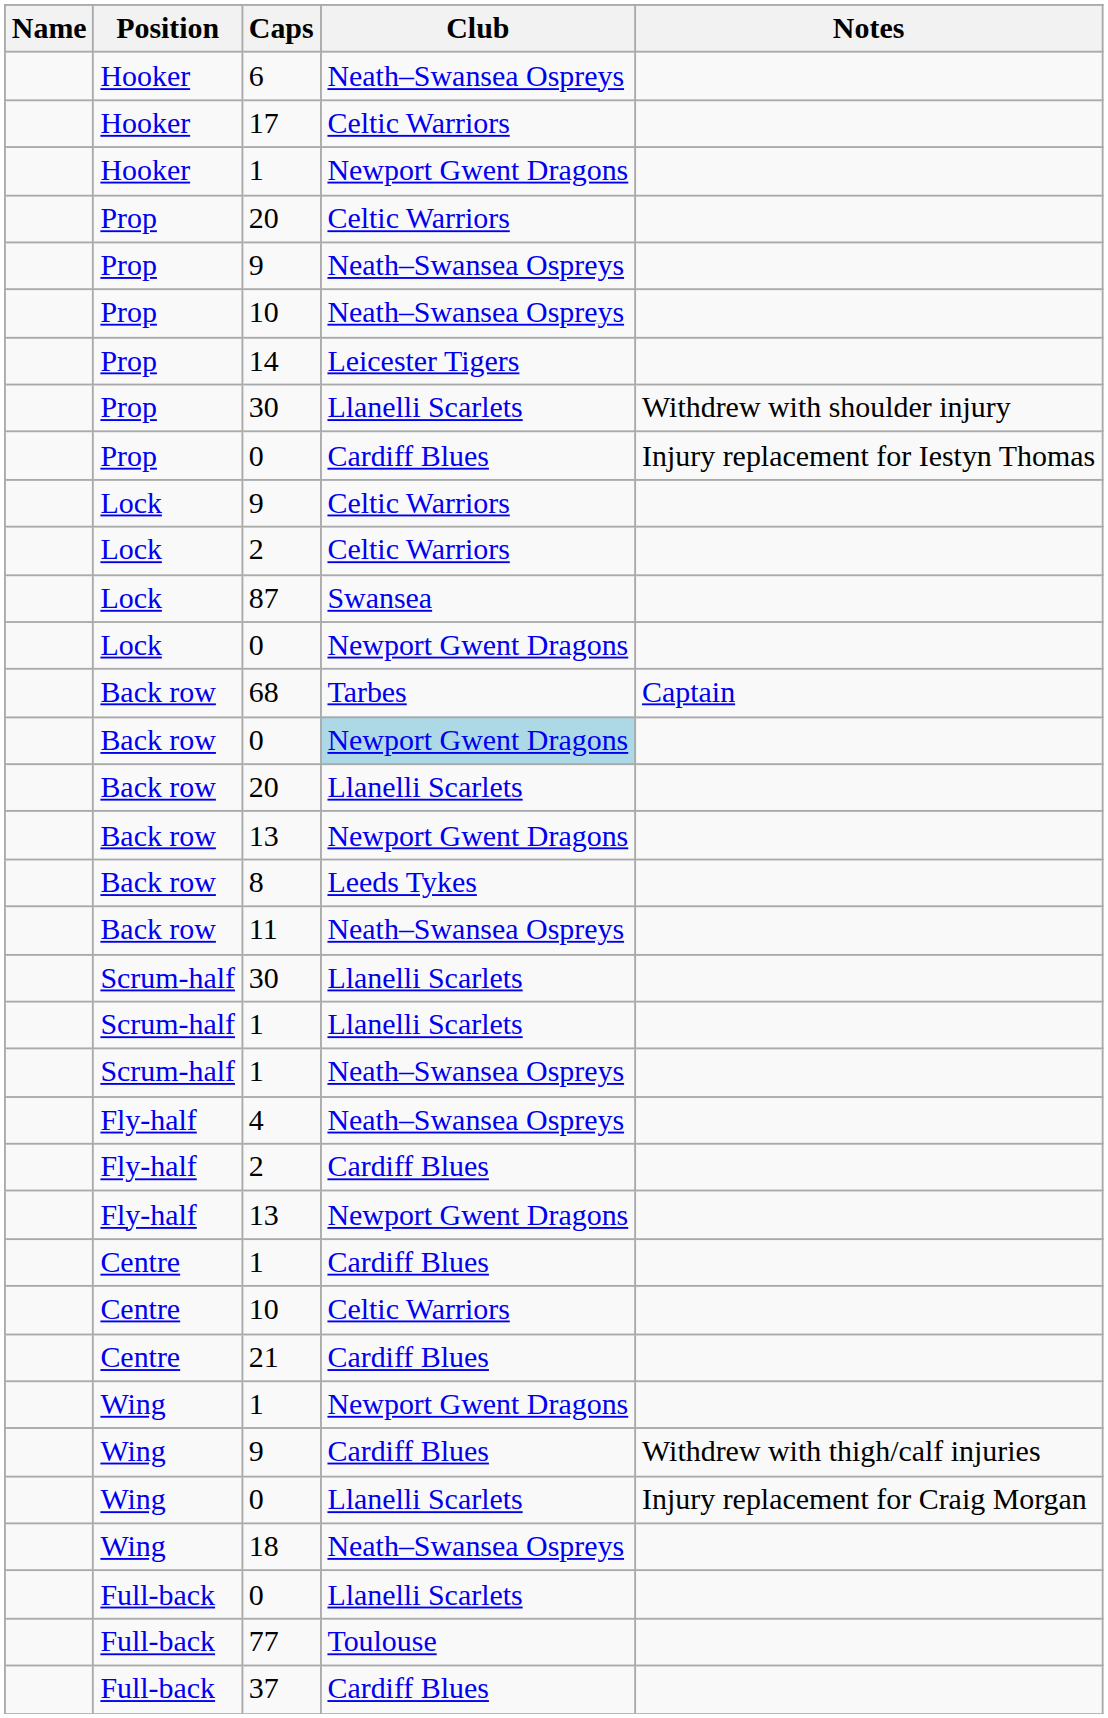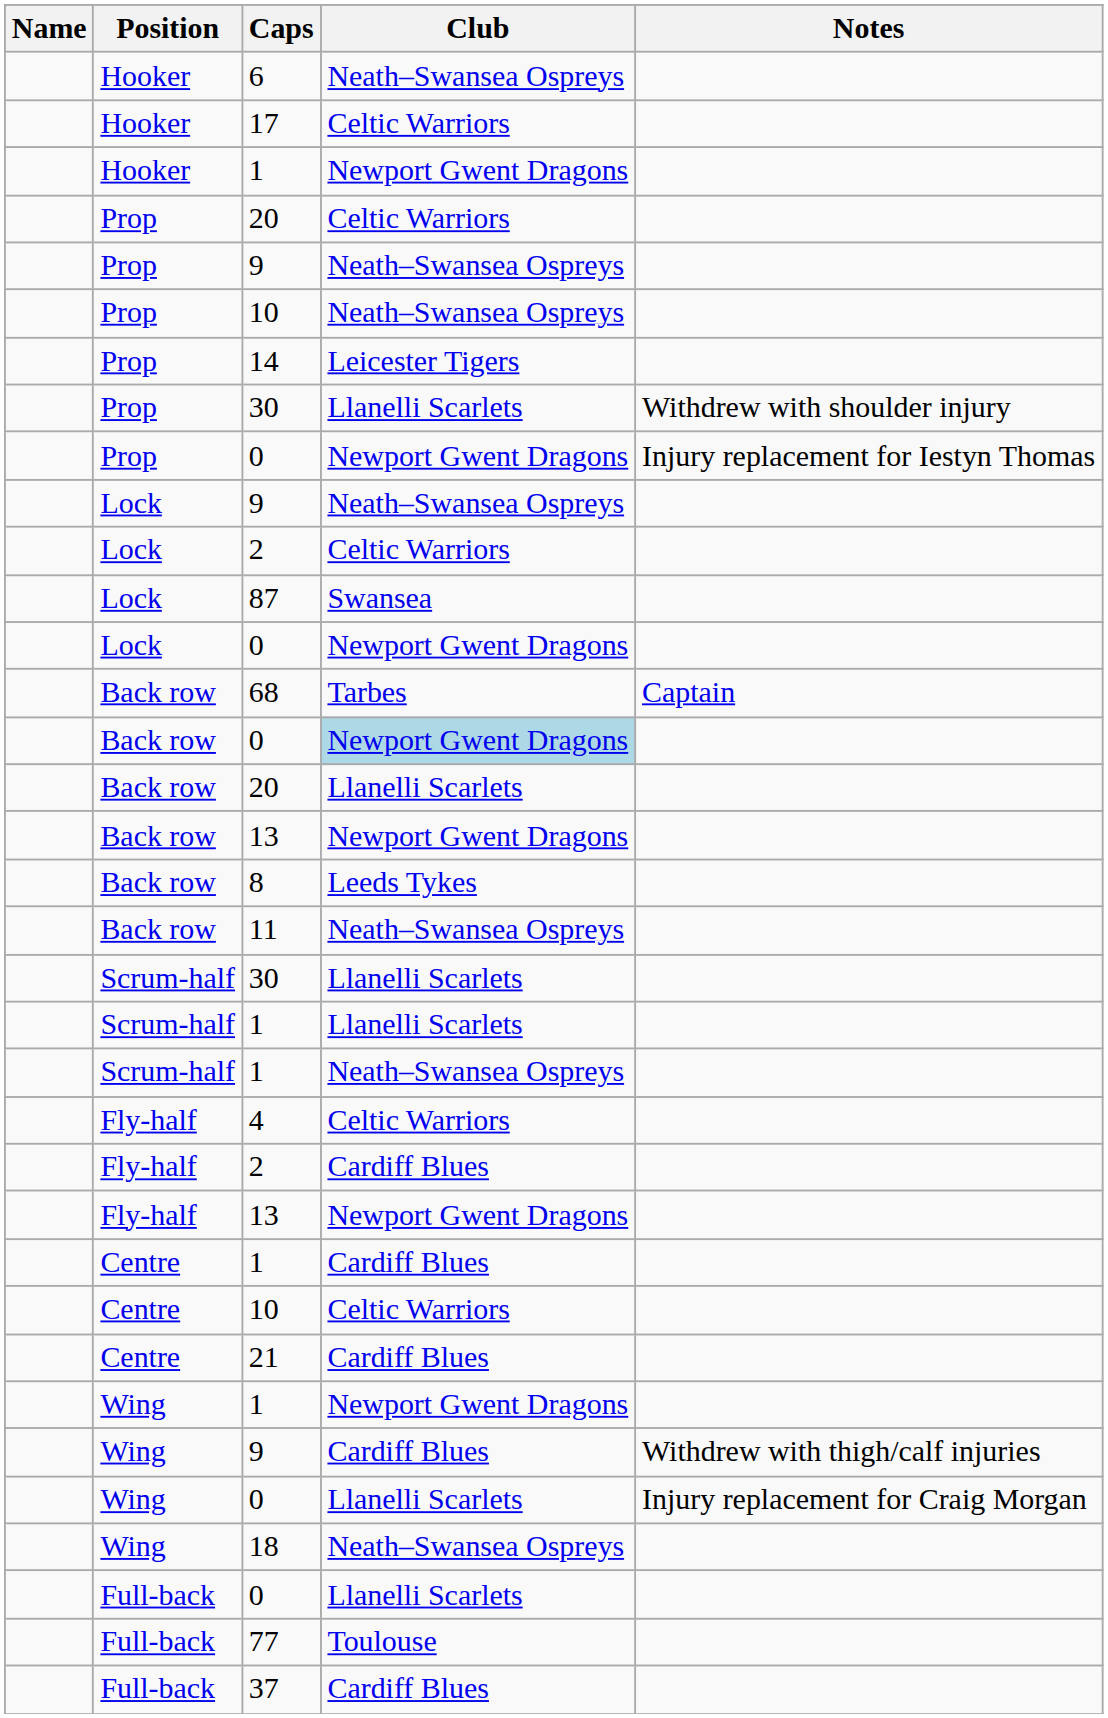(408, 455) Cardiff Blues -> (478, 455) Newport Gwent Dragons
(419, 502) Celtic Warriors -> (476, 502) Neath–Swansea Ospreys
(476, 1119) Neath–Swansea Ospreys -> (419, 1119) Celtic Warriors
